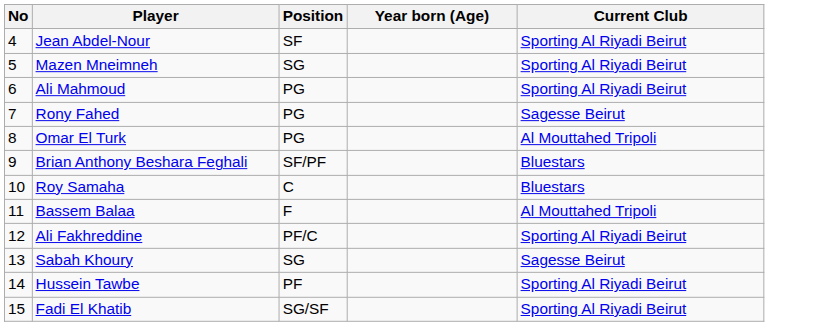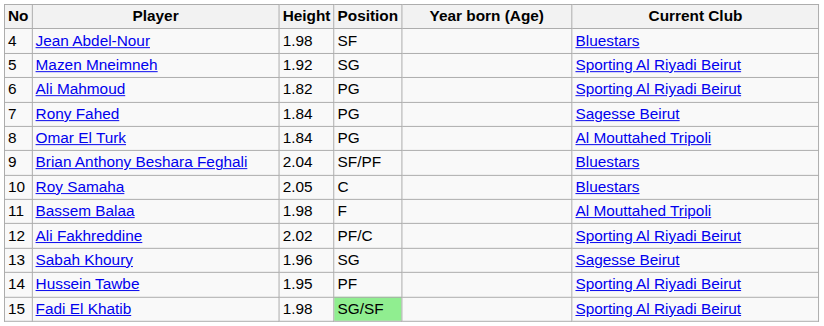+ column: (307, 16)
(603, 41) Sporting Al Riyadi Beirut -> (607, 41) Bluestars
(306, 308) no background -> (361, 308) lightgreen background
